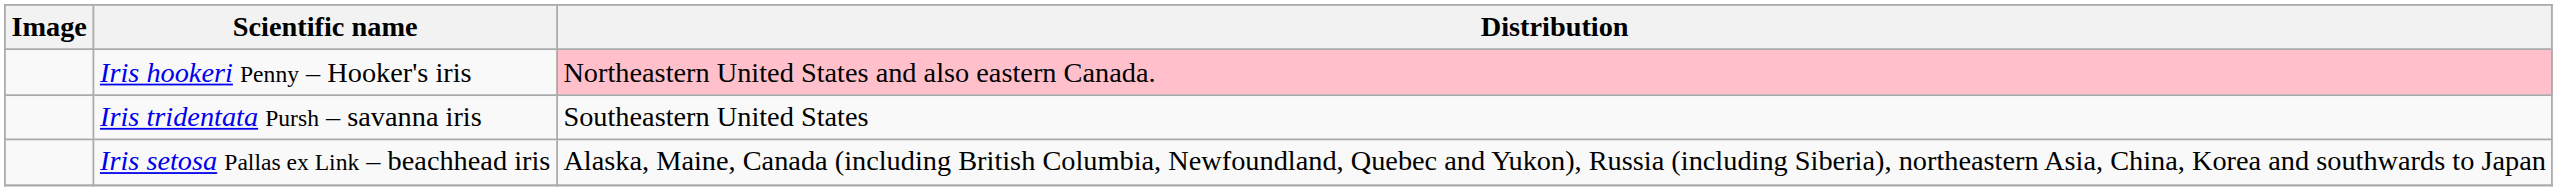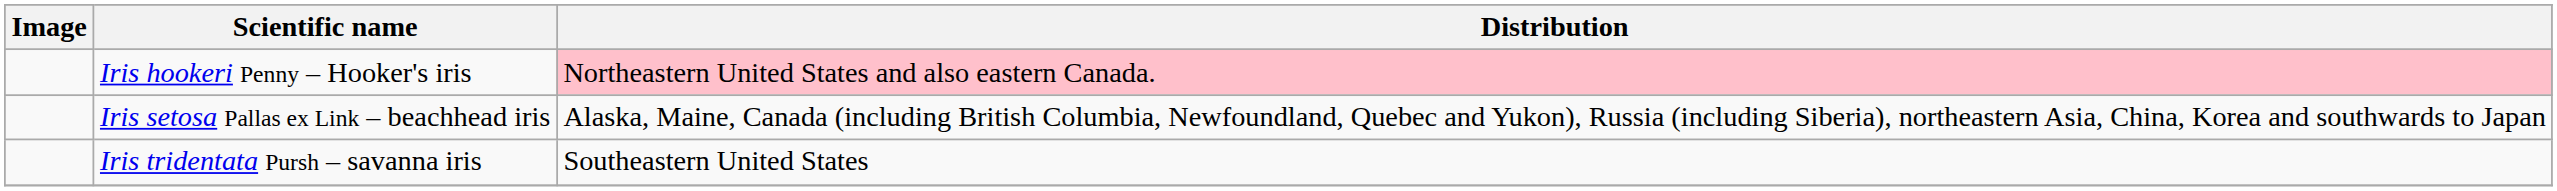rows swapped: (325, 161) <-> (291, 116)
